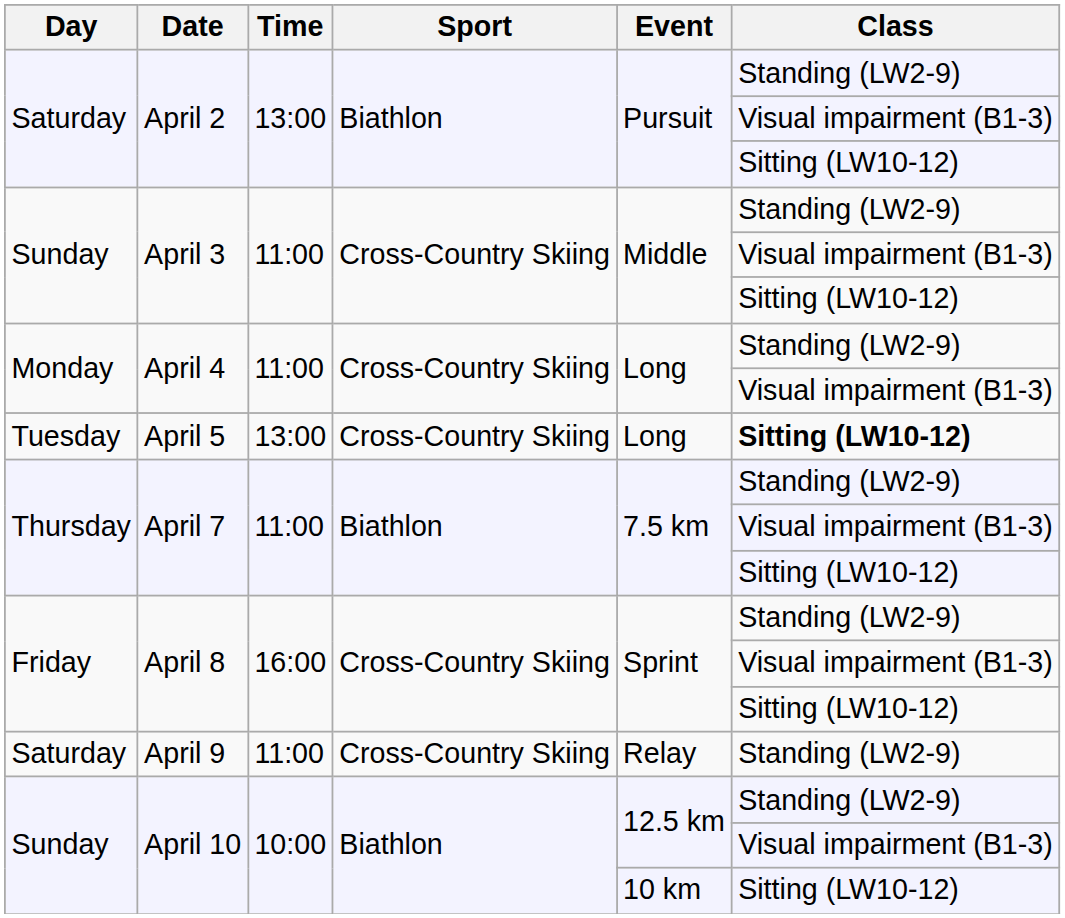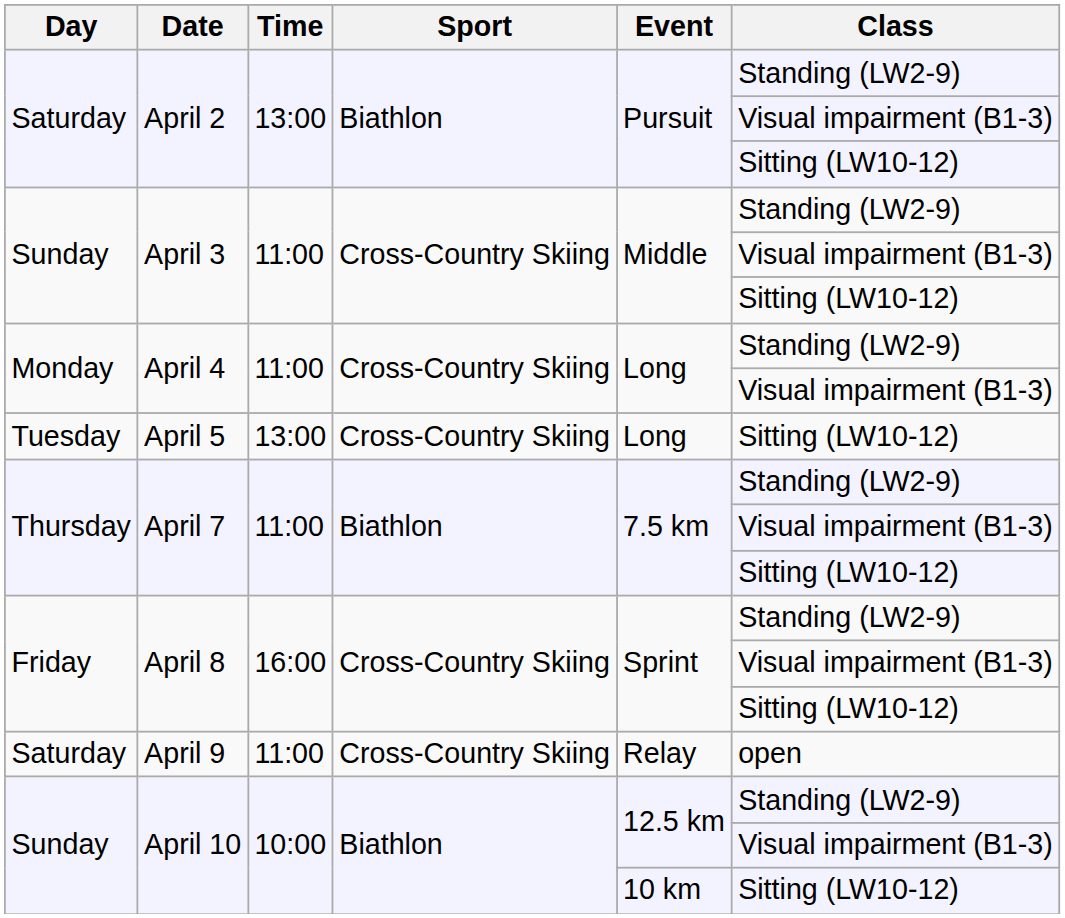(854, 436) bold -> (849, 436) normal
(849, 753) Standing (LW2-9) -> (770, 753) open
